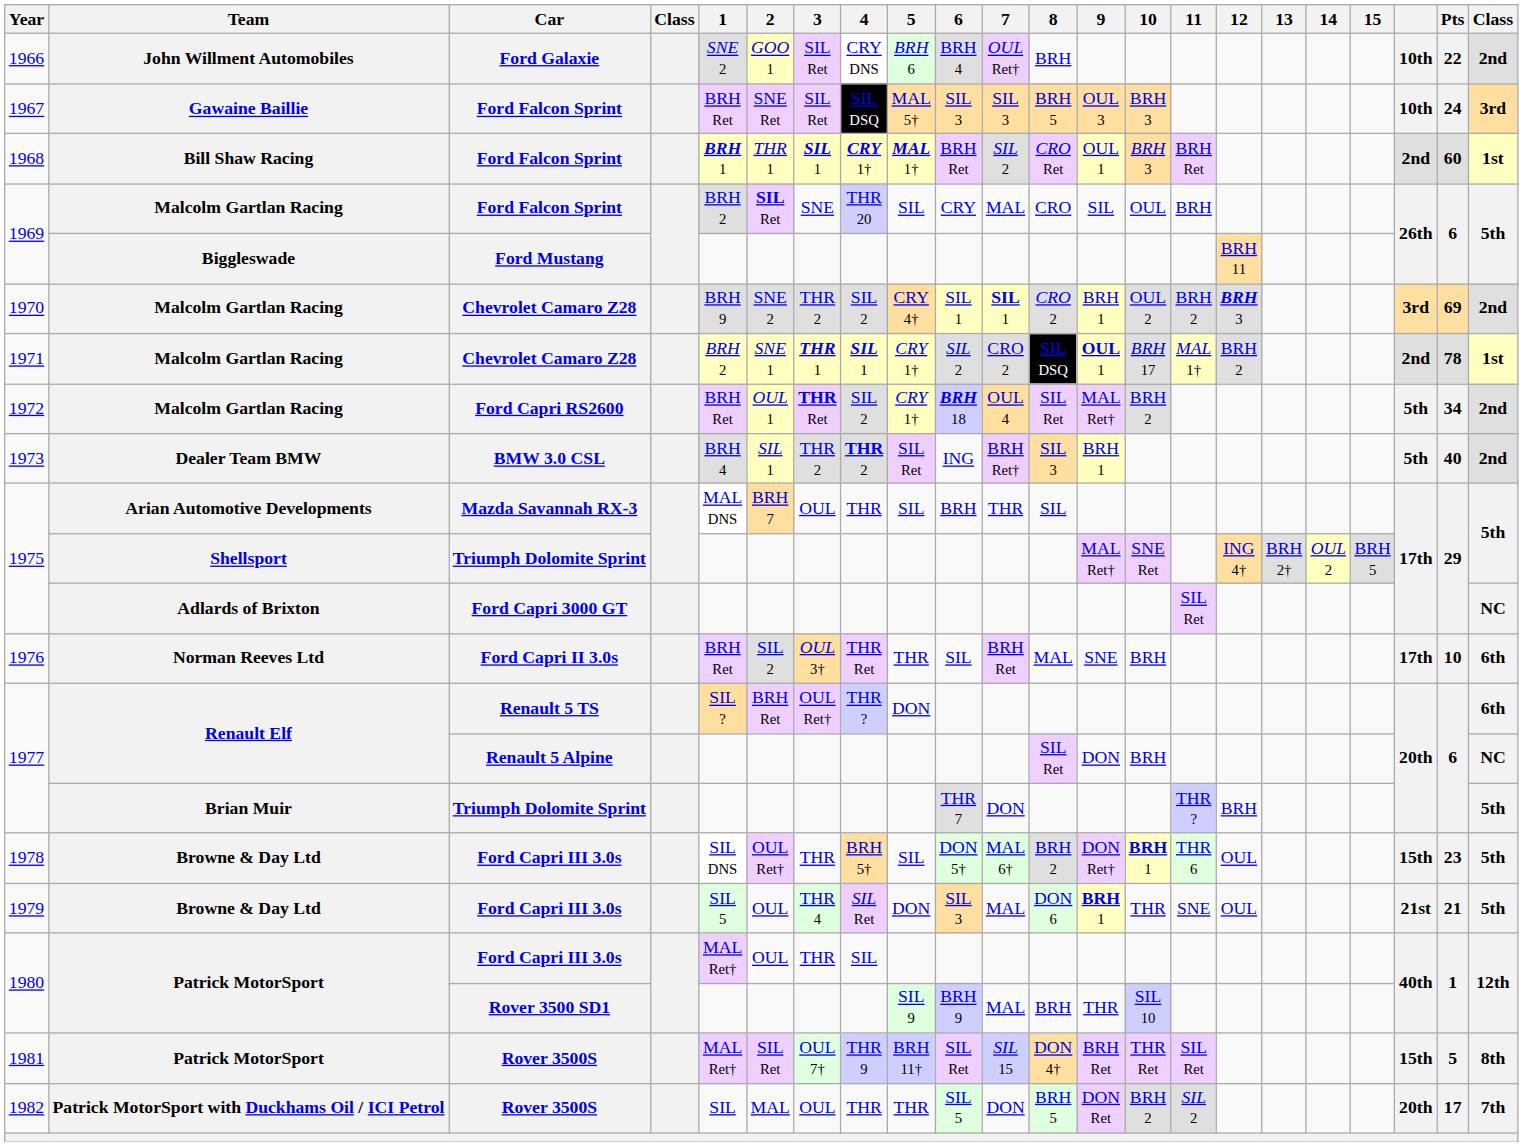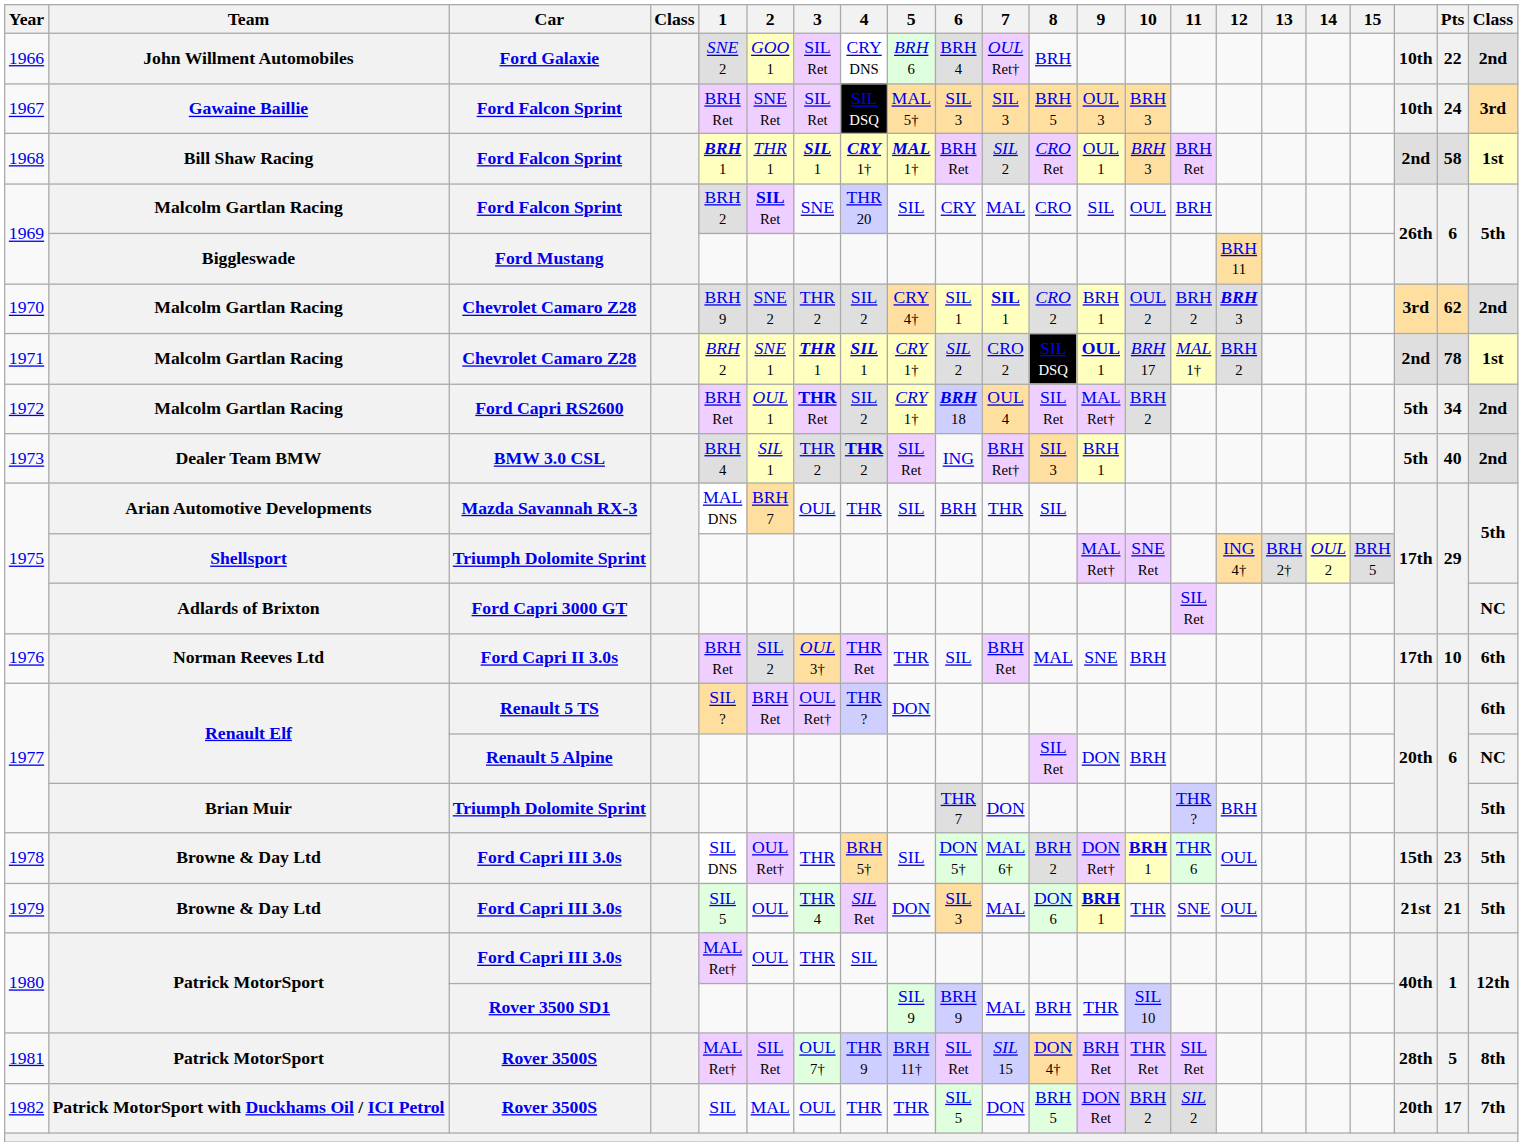(1453, 158) 60 -> (1453, 158) 58
(1453, 308) 69 -> (1453, 308) 62
(1416, 1057) 15th -> (1416, 1057) 28th
